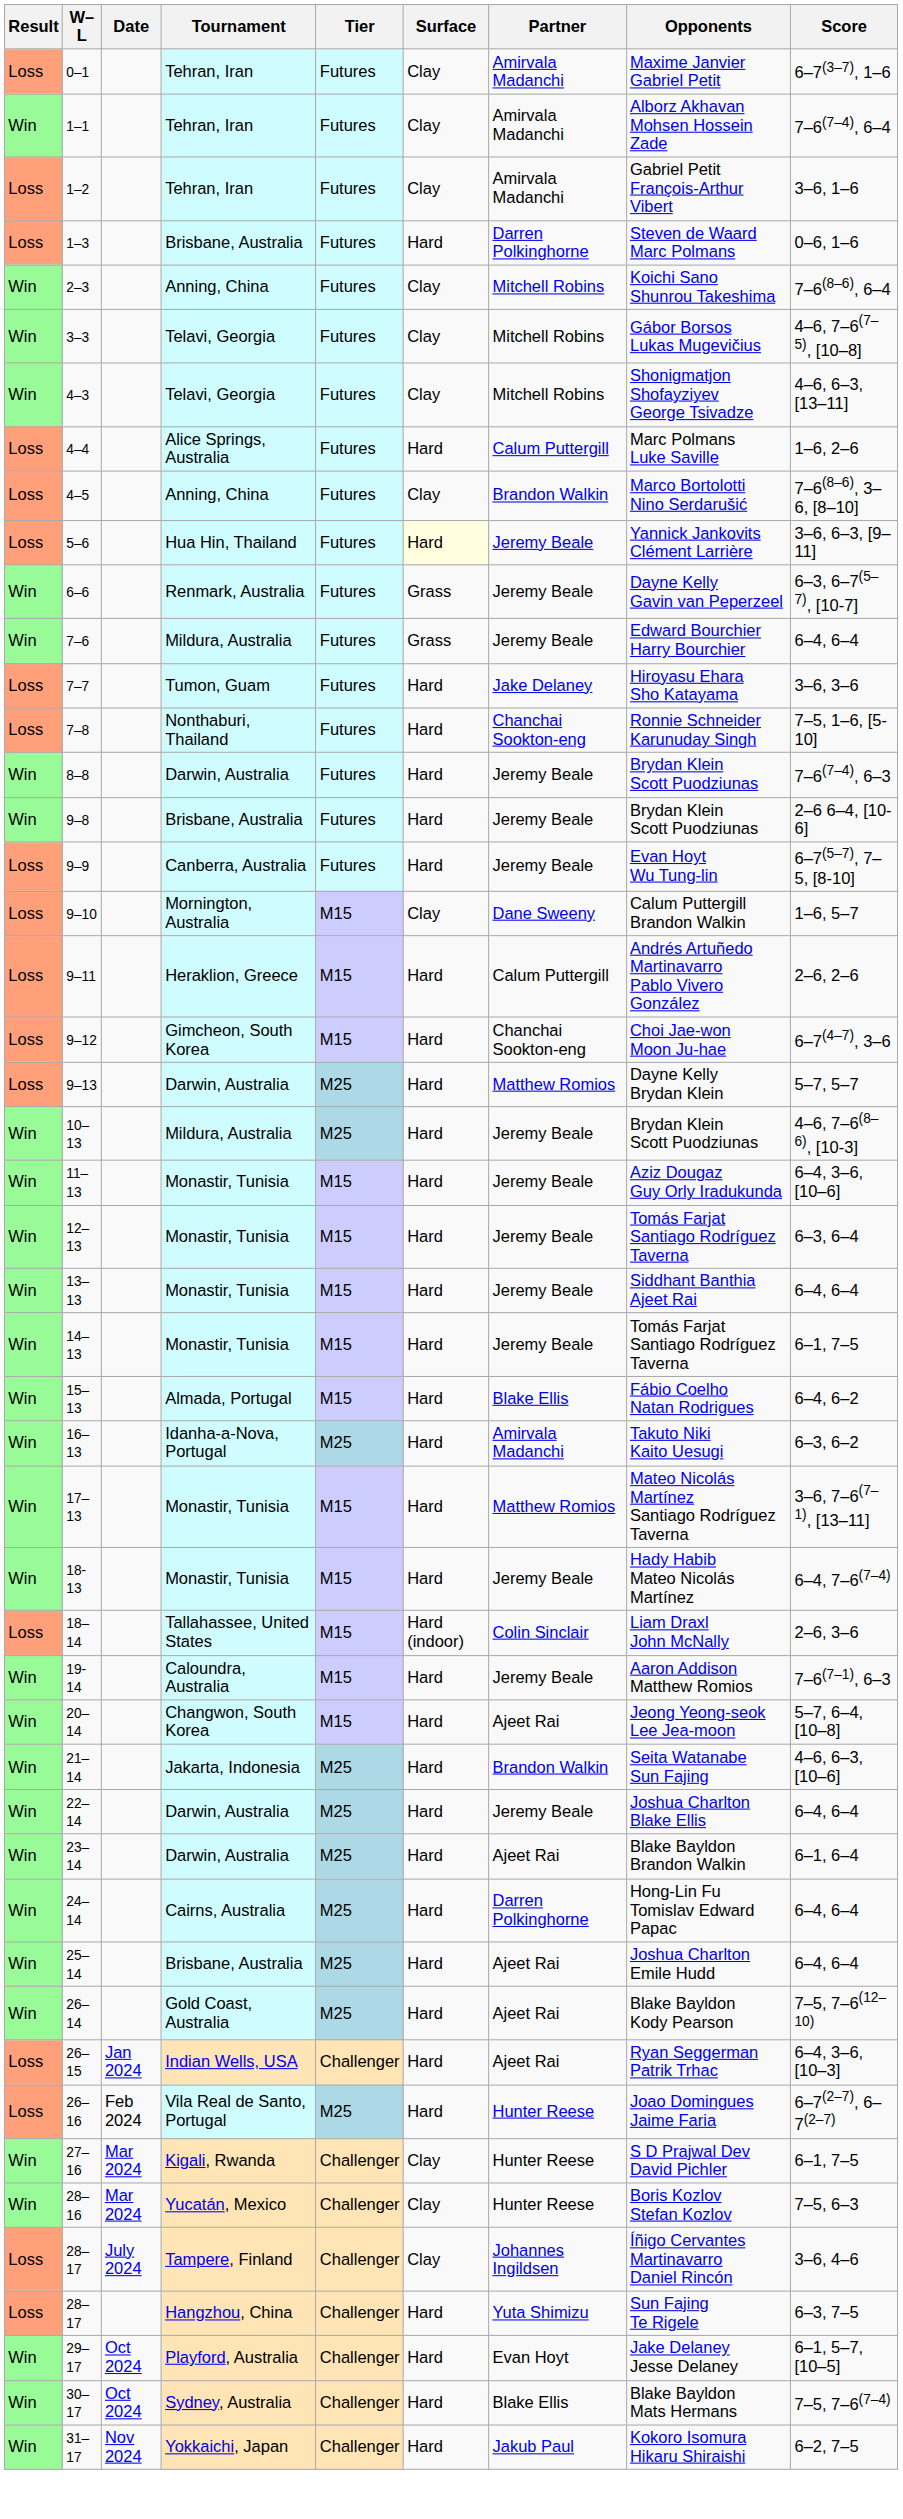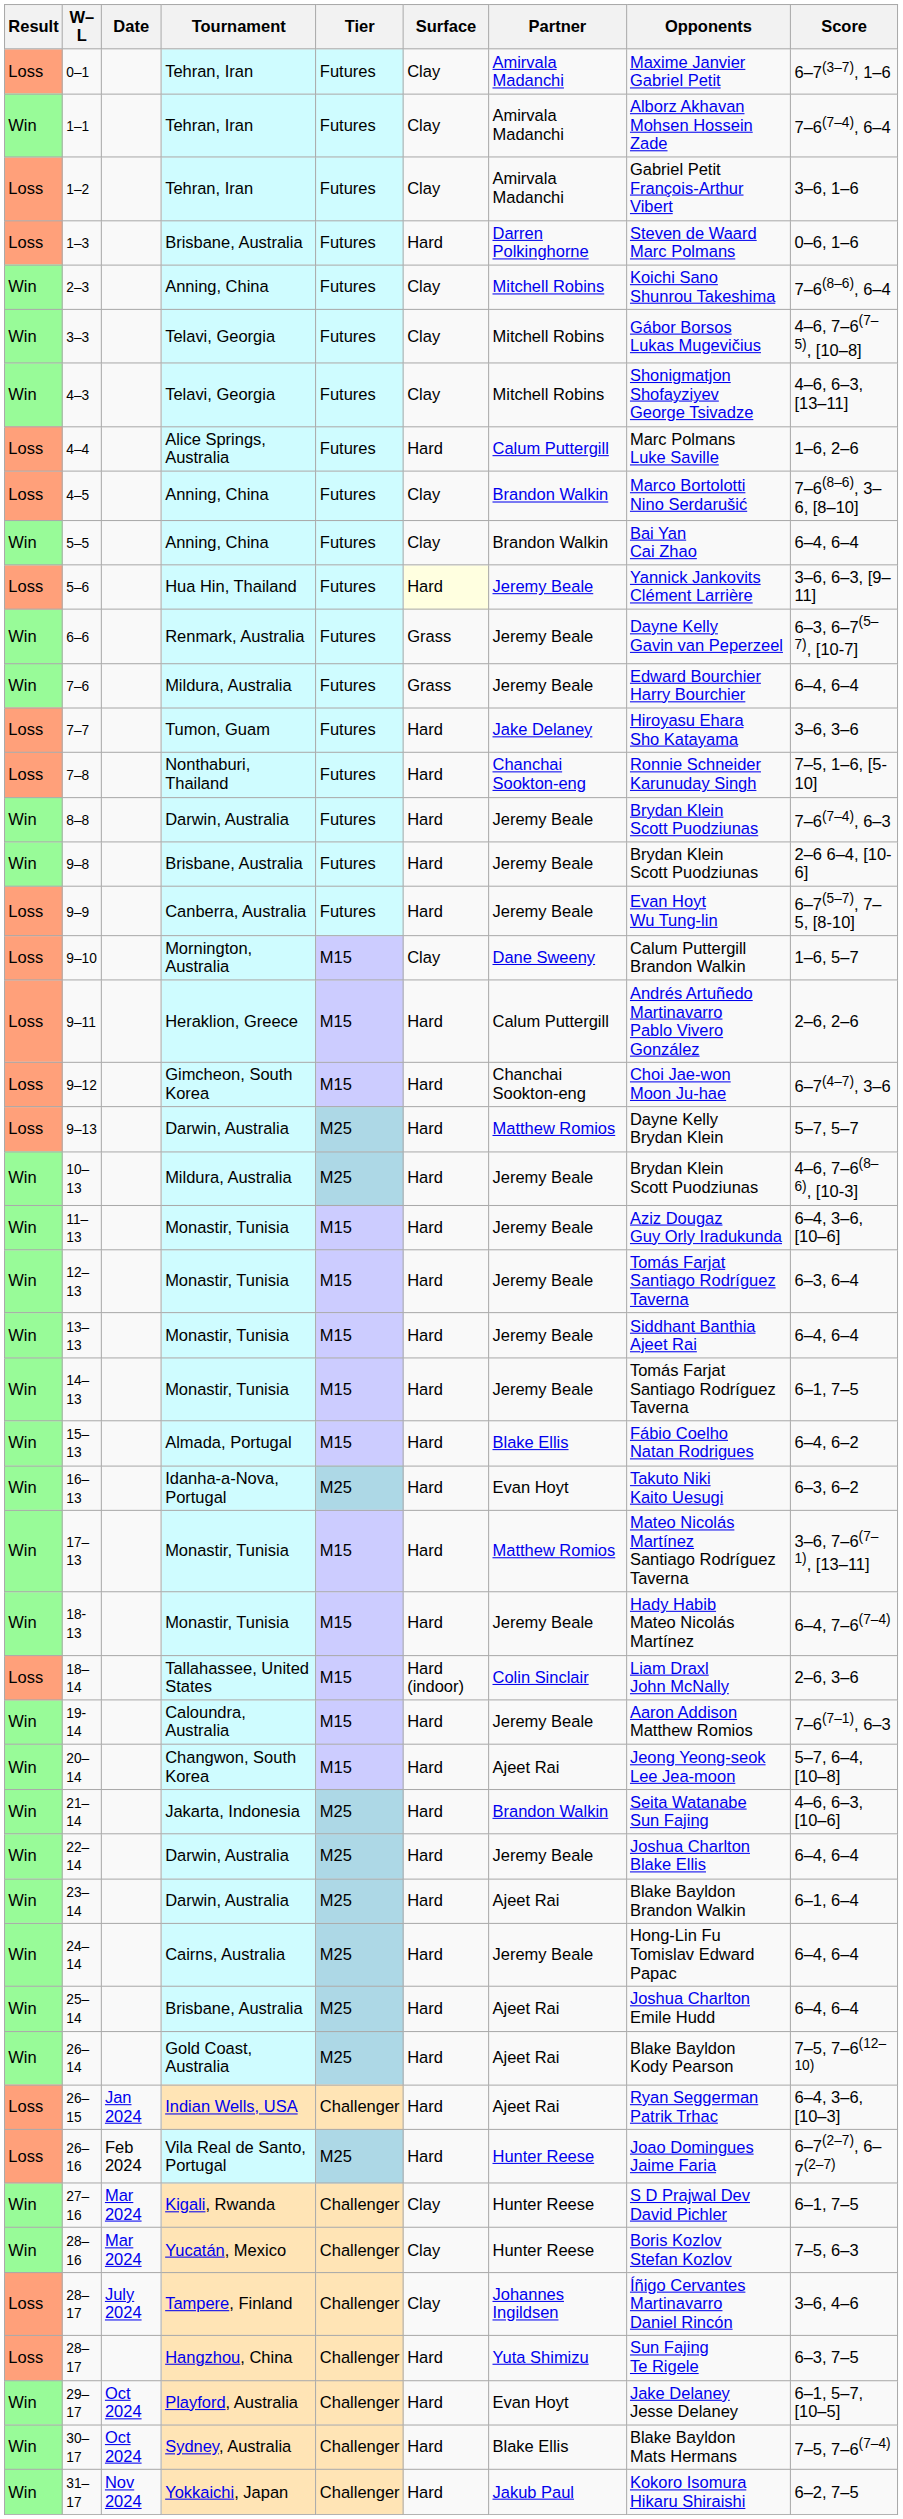+ row: (78, 543)
(528, 1443) Amirvala Madanchi -> (531, 1487) Evan Hoyt
(541, 1910) Darren Polkinghorne -> (543, 1954) Jeremy Beale
